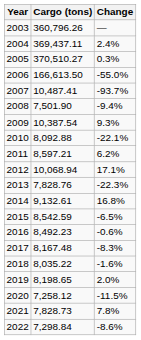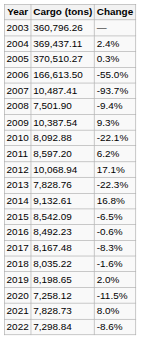(53, 153) 8,597.21 -> (53, 153) 8,597.20
(53, 216) 8,542.59 -> (53, 216) 8,542.09
(108, 311) 7.8% -> (108, 311) 8.0%
